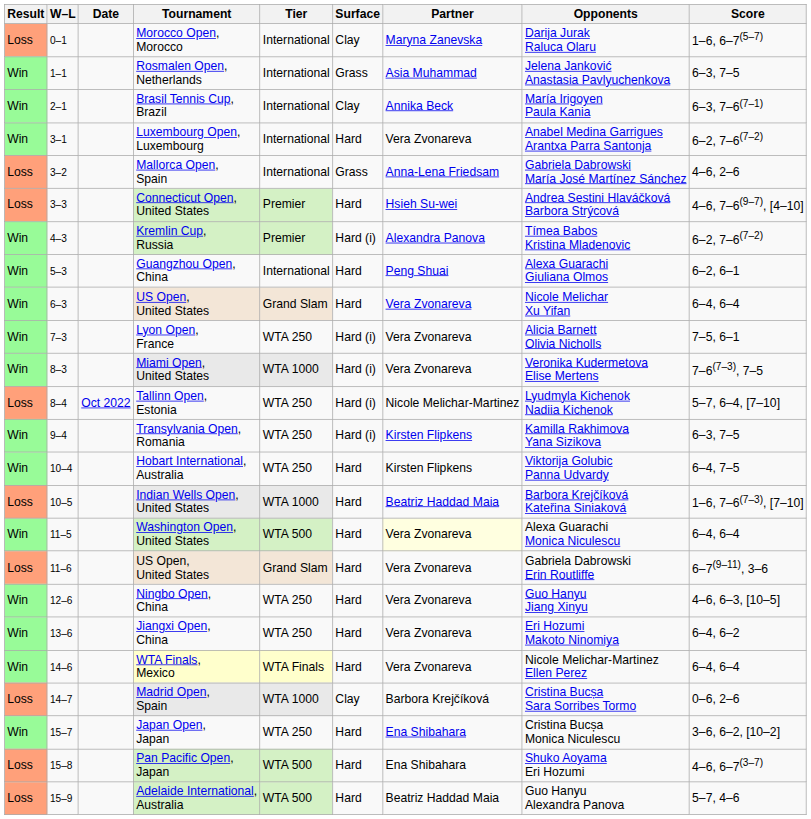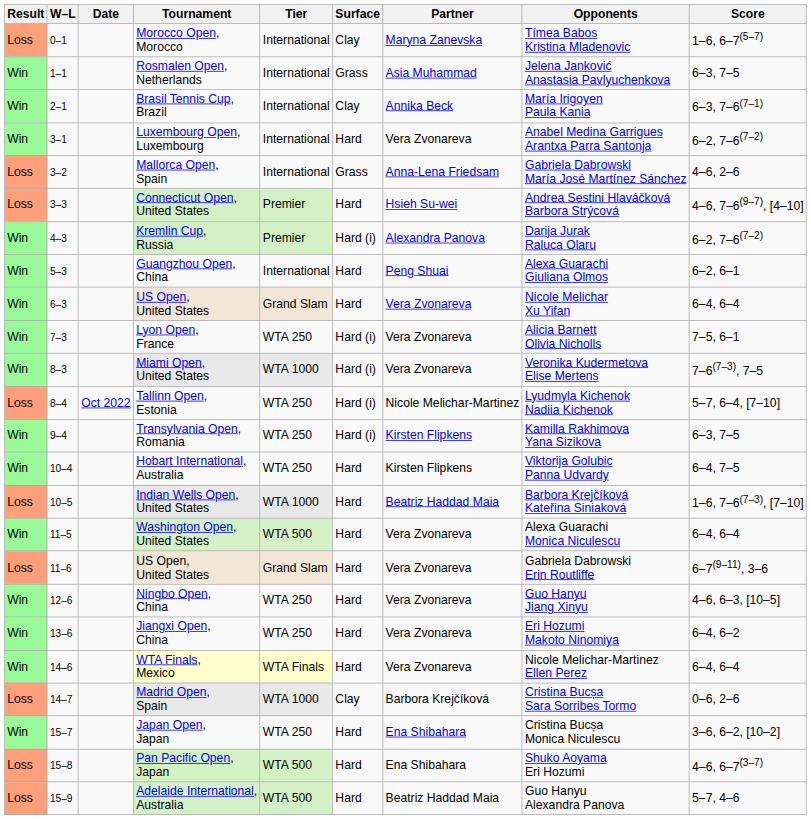(560, 40) Darija Jurak Raluca Olaru -> (578, 40) Tímea Babos Kristina Mladenovic
(578, 238) Tímea Babos Kristina Mladenovic -> (560, 238) Darija Jurak Raluca Olaru
(428, 534) lightyellow background -> (428, 534) no background
